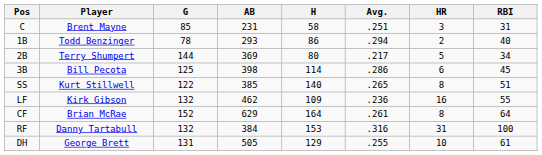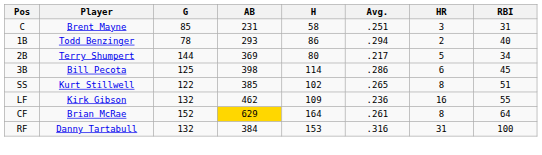(313, 85) 140 -> (313, 85) 102
(249, 114) no background -> (249, 114) gold background
- row: (22, 143)
